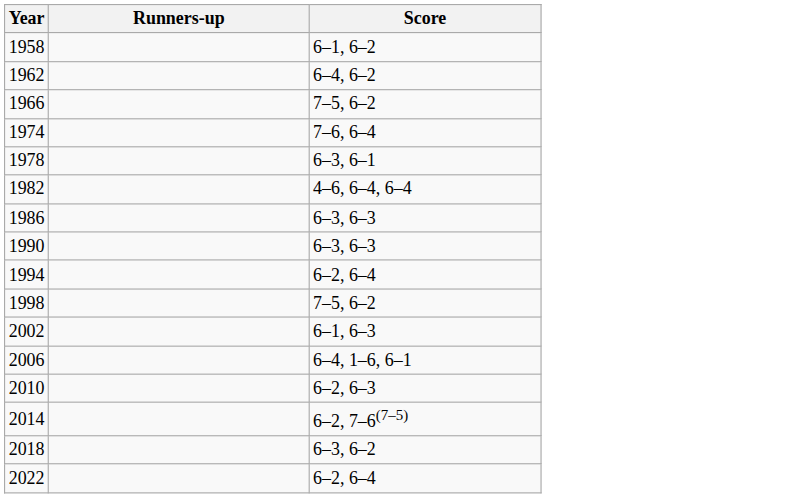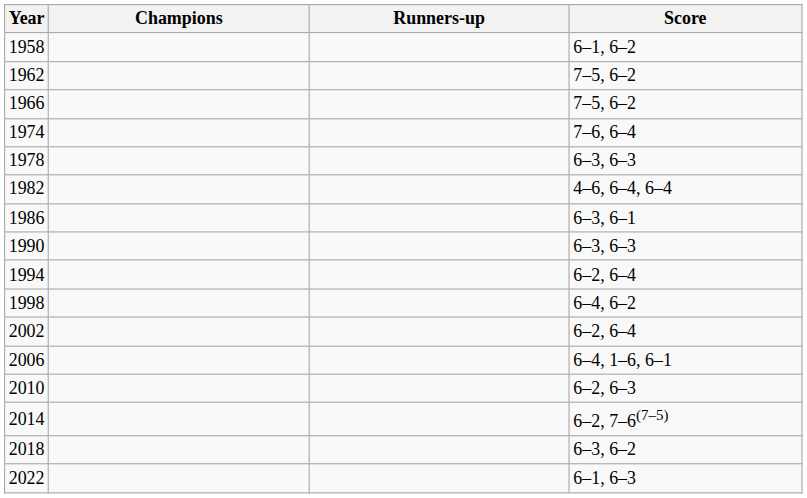+ column: (179, 18)
(344, 75) 6–4, 6–2 -> (605, 75) 7–5, 6–2
(344, 160) 6–3, 6–1 -> (605, 160) 6–3, 6–3
(344, 217) 6–3, 6–3 -> (605, 217) 6–3, 6–1
(344, 302) 7–5, 6–2 -> (605, 302) 6–4, 6–2
(344, 331) 6–1, 6–3 -> (605, 331) 6–2, 6–4
(344, 478) 6–2, 6–4 -> (605, 478) 6–1, 6–3
